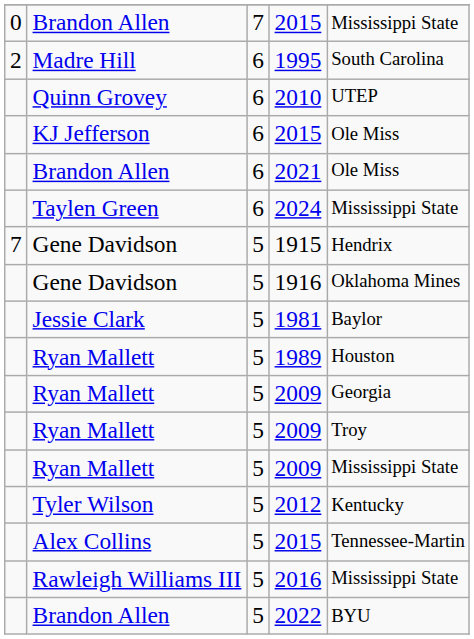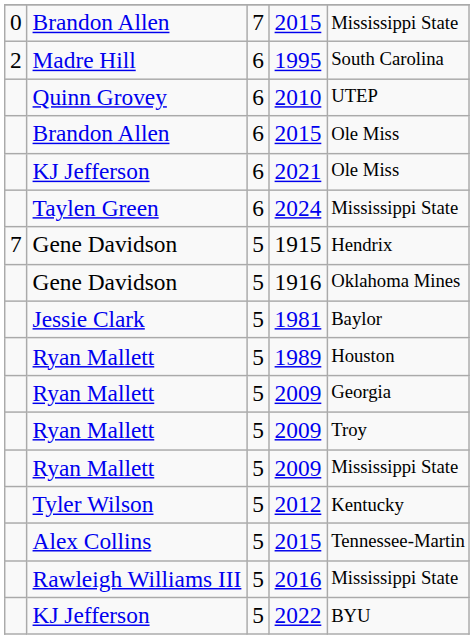(91, 134) KJ Jefferson -> (101, 134) Brandon Allen
(101, 171) Brandon Allen -> (91, 171) KJ Jefferson
(101, 615) Brandon Allen -> (91, 615) KJ Jefferson
